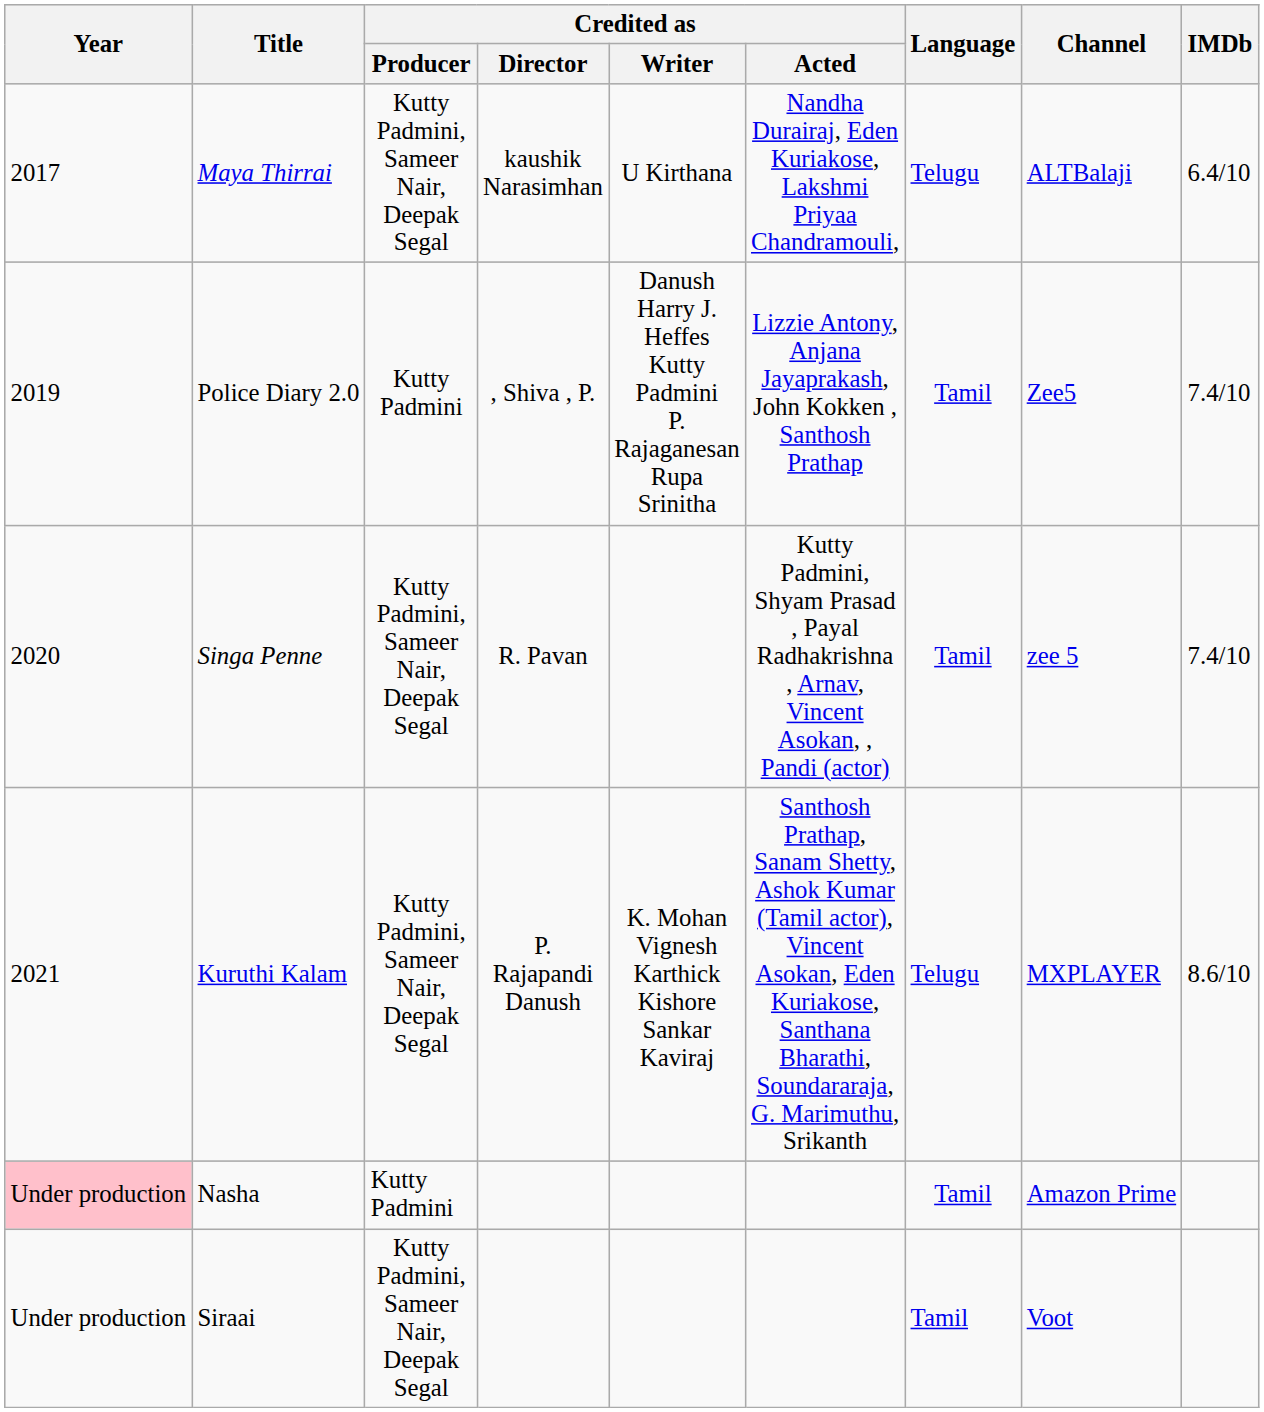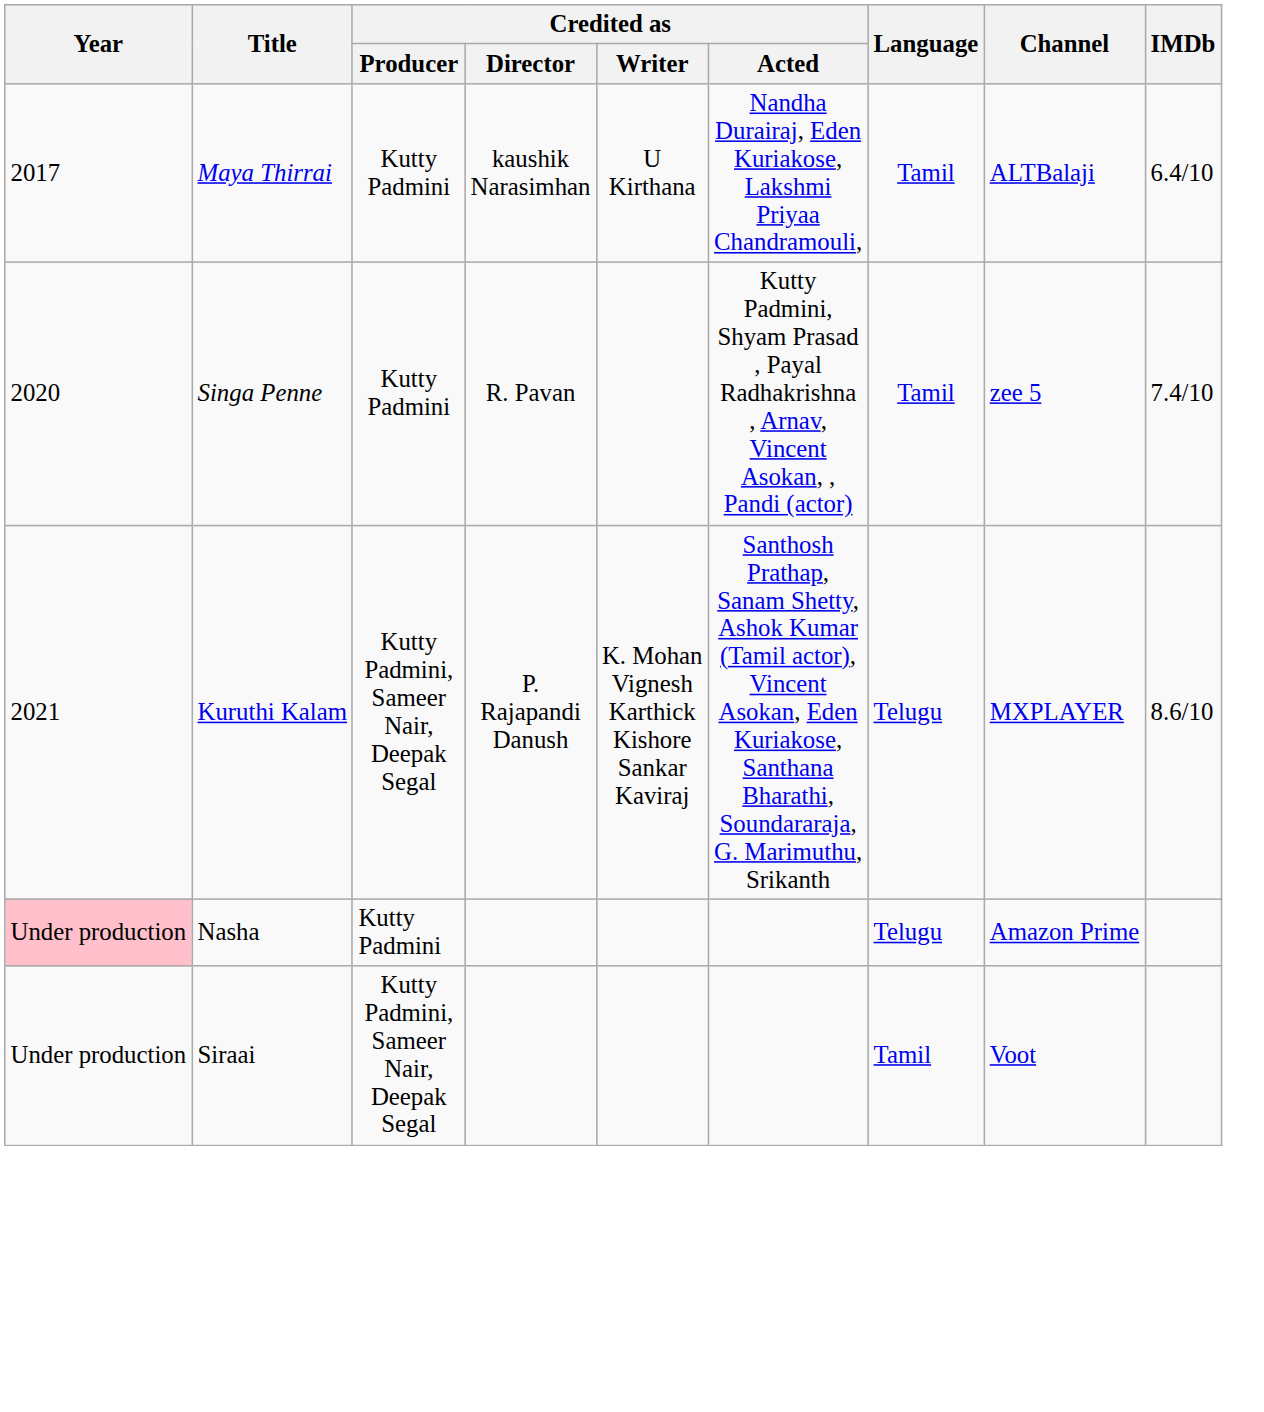(421, 172) Kutty Padmini, Sameer Nair, Deepak Segal -> (409, 172) Kutty Padmini
(945, 172) Telugu -> (926, 172) Tamil
- row: (278, 393)
(421, 655) Kutty Padmini, Sameer Nair, Deepak Segal -> (409, 393) Kutty Padmini
(963, 1194) Tamil -> (908, 932) Telugu
